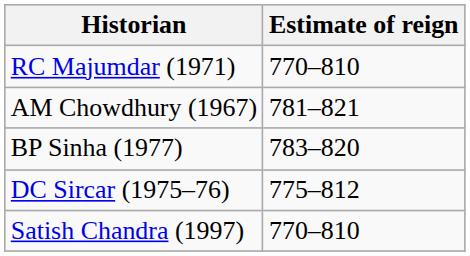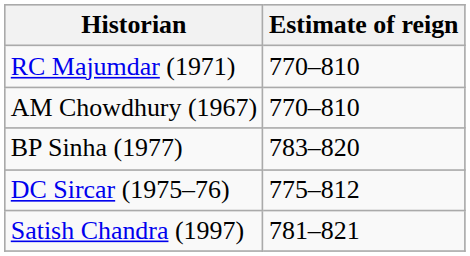(314, 107) 781–821 -> (314, 107) 770–810
(314, 230) 770–810 -> (314, 230) 781–821
